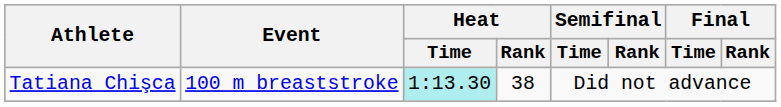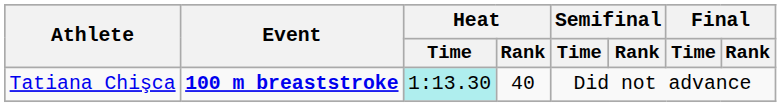(292, 84) normal -> (292, 84) bold
(523, 84) 38 -> (523, 84) 40
